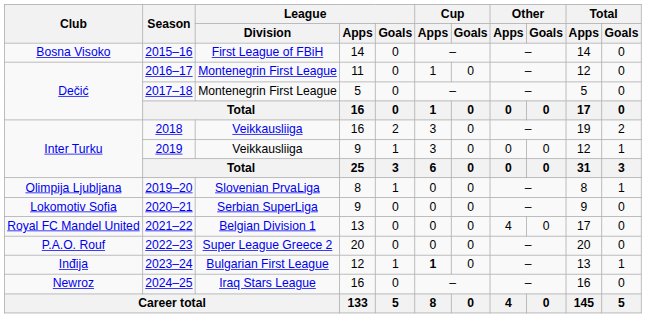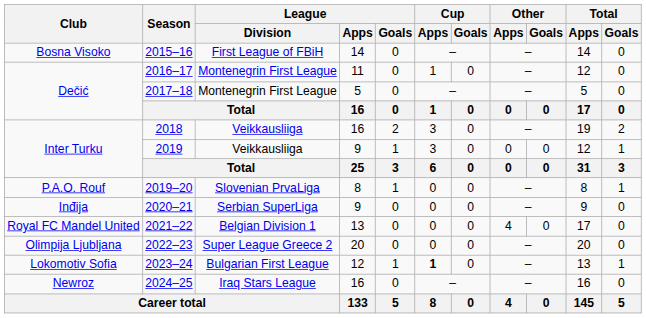(73, 187) Olimpija Ljubljana -> (73, 187) P.A.O. Rouf
(73, 206) Lokomotiv Sofia -> (73, 206) Inđija
(73, 245) P.A.O. Rouf -> (73, 245) Olimpija Ljubljana
(73, 264) Inđija -> (73, 264) Lokomotiv Sofia
